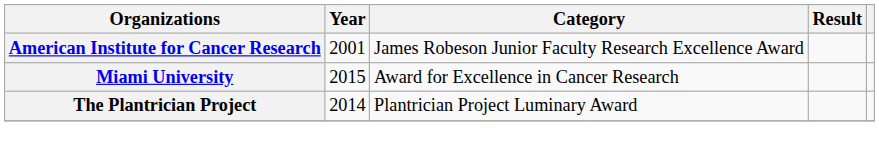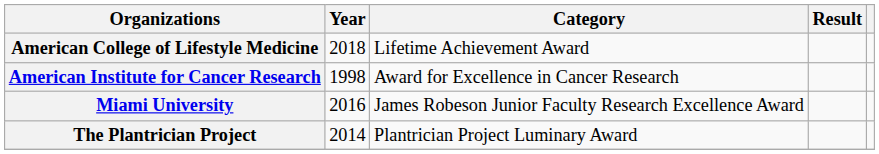+ row: (165, 47)
(347, 47) 2001 -> (347, 76) 1998
(589, 47) James Robeson Junior Faculty Research Excellence Award -> (526, 76) Award for Excellence in Cancer Research
(347, 76) 2015 -> (347, 105) 2016
(526, 76) Award for Excellence in Cancer Research -> (589, 105) James Robeson Junior Faculty Research Excellence Award
